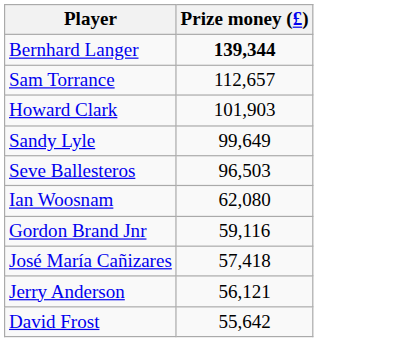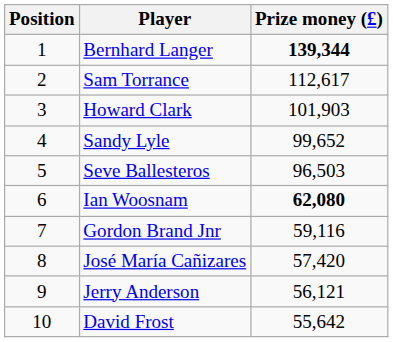+ column: (42, 19)
(245, 79) 112,657 -> (319, 79) 112,617
(245, 140) 99,649 -> (319, 140) 99,652
(245, 200) normal -> (319, 200) bold
(245, 261) 57,418 -> (319, 261) 57,420
